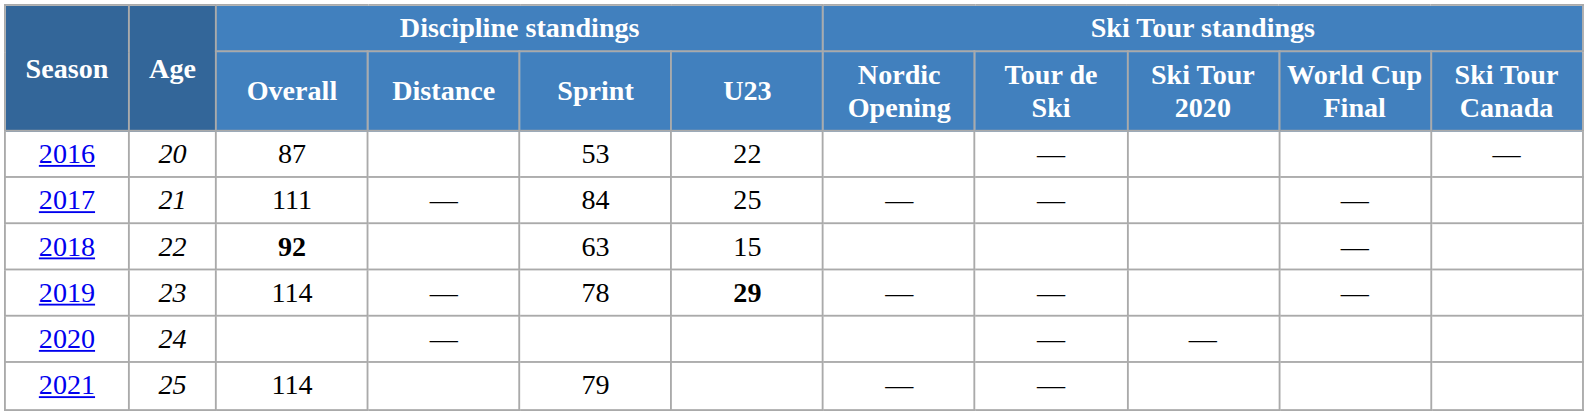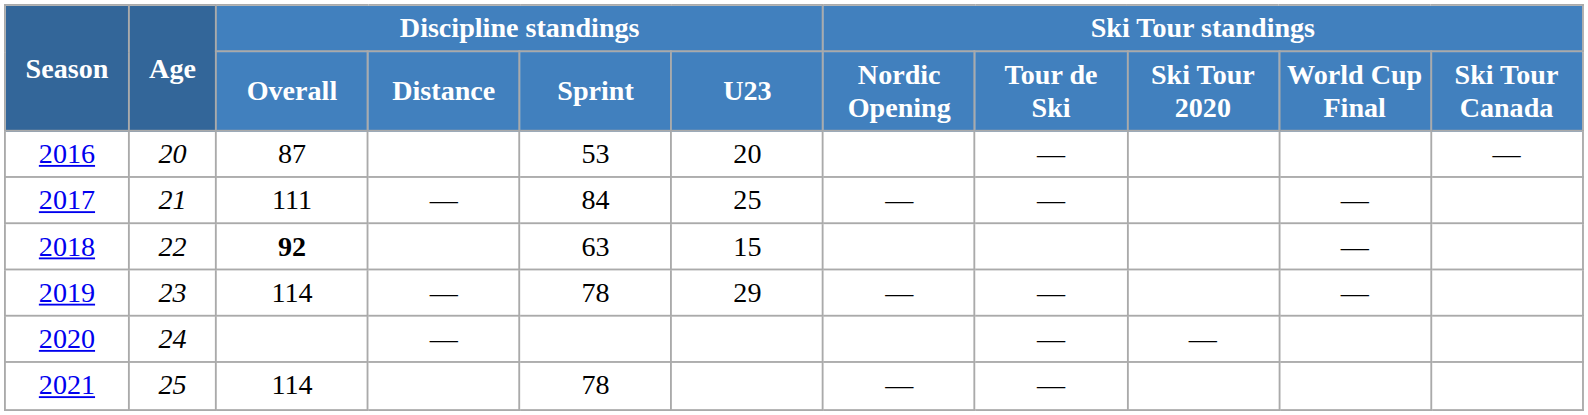(747, 153) 22 -> (747, 153) 20
(747, 292) bold -> (747, 292) normal
(596, 385) 79 -> (596, 385) 78
